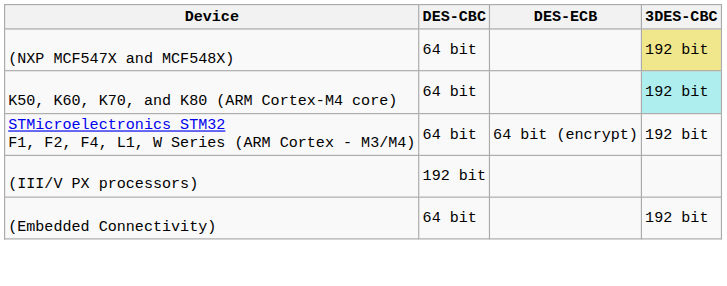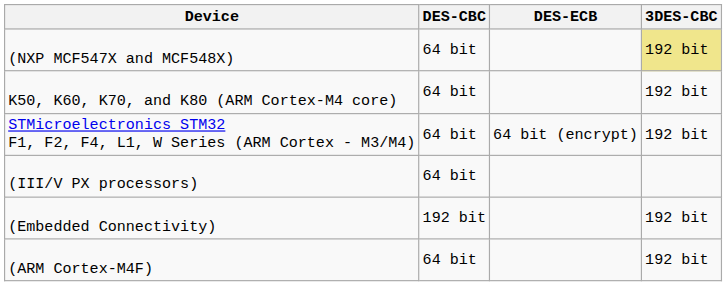(677, 92) paleturquoise background -> (677, 92) no background
(454, 176) 192 bit -> (450, 176) 64 bit
(450, 218) 64 bit -> (454, 218) 192 bit
+ row: (81, 269)
